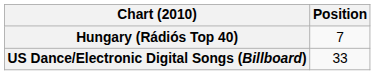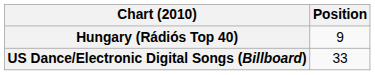(340, 37) 7 -> (340, 37) 9
